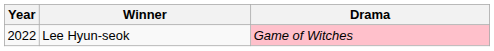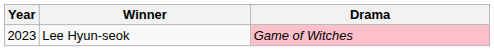(22, 35) 2022 -> (22, 35) 2023
